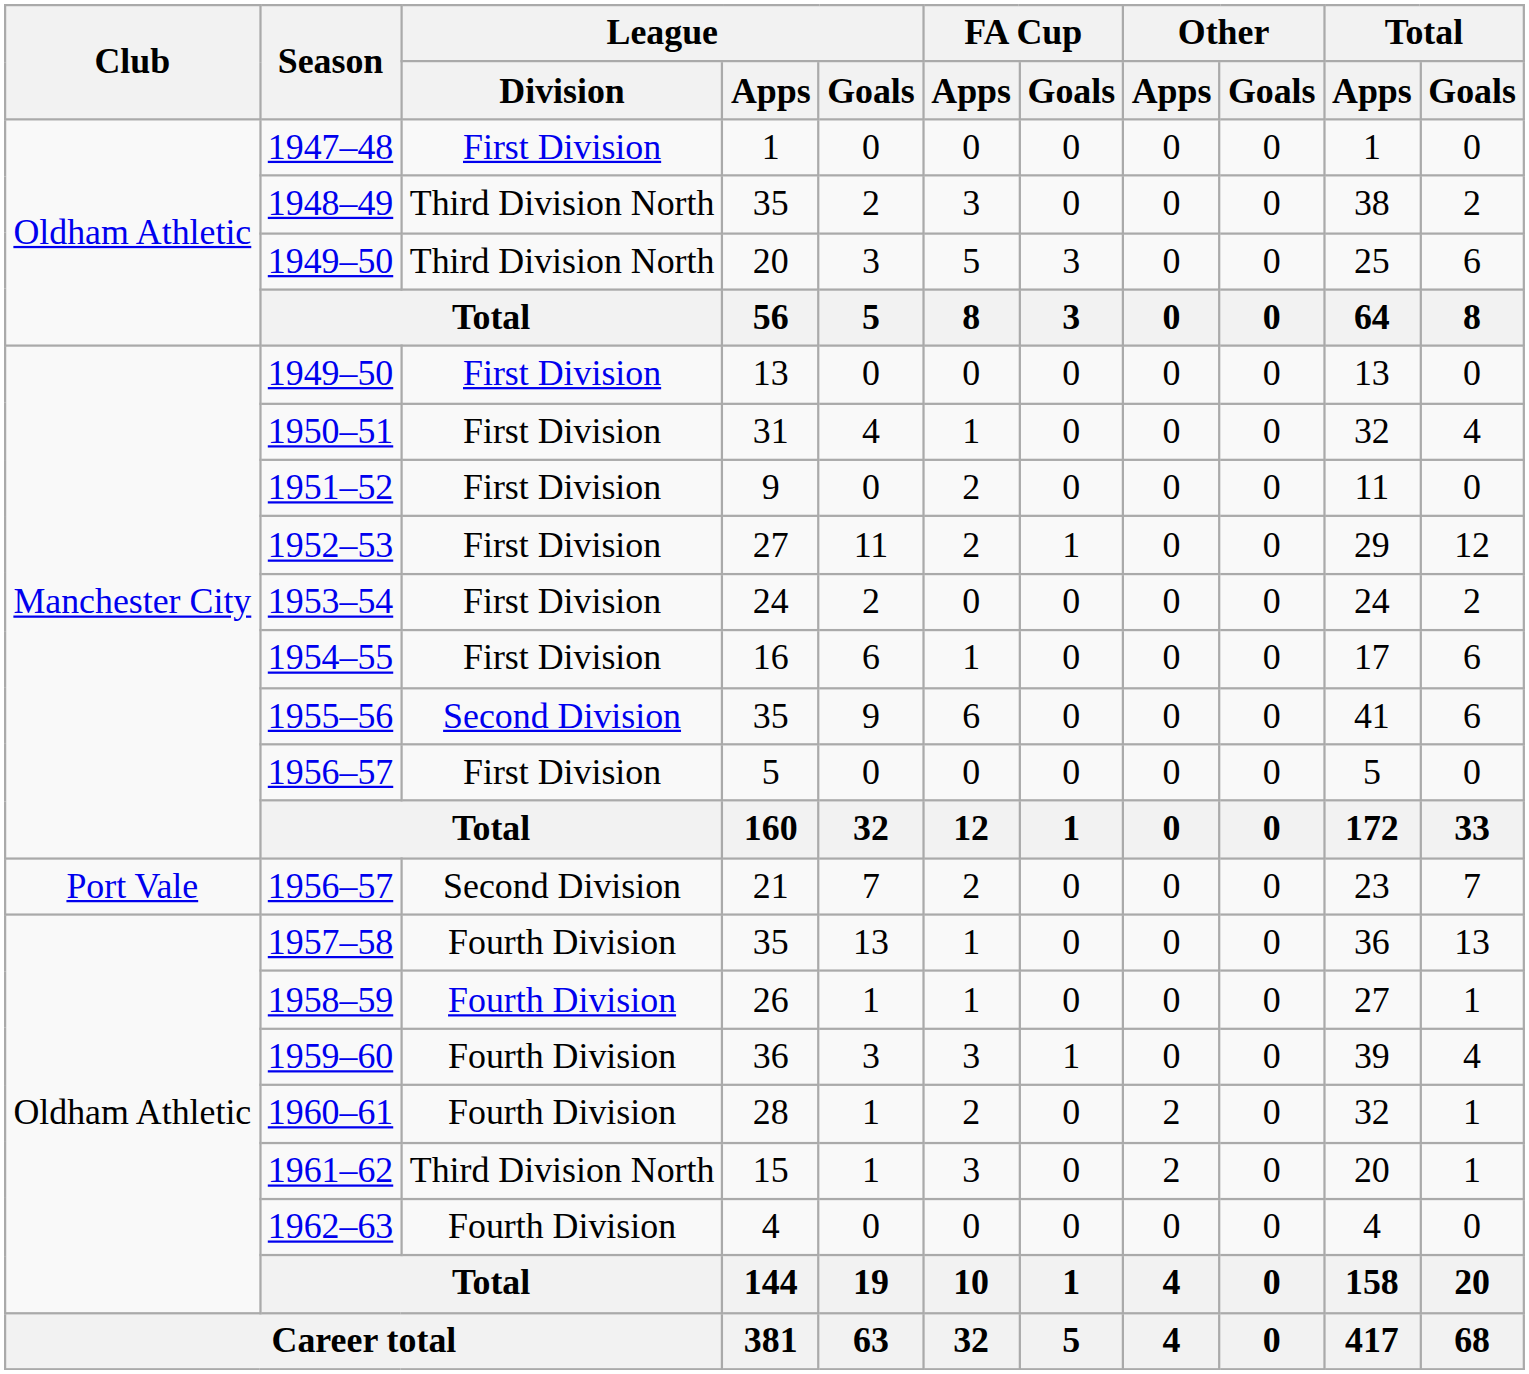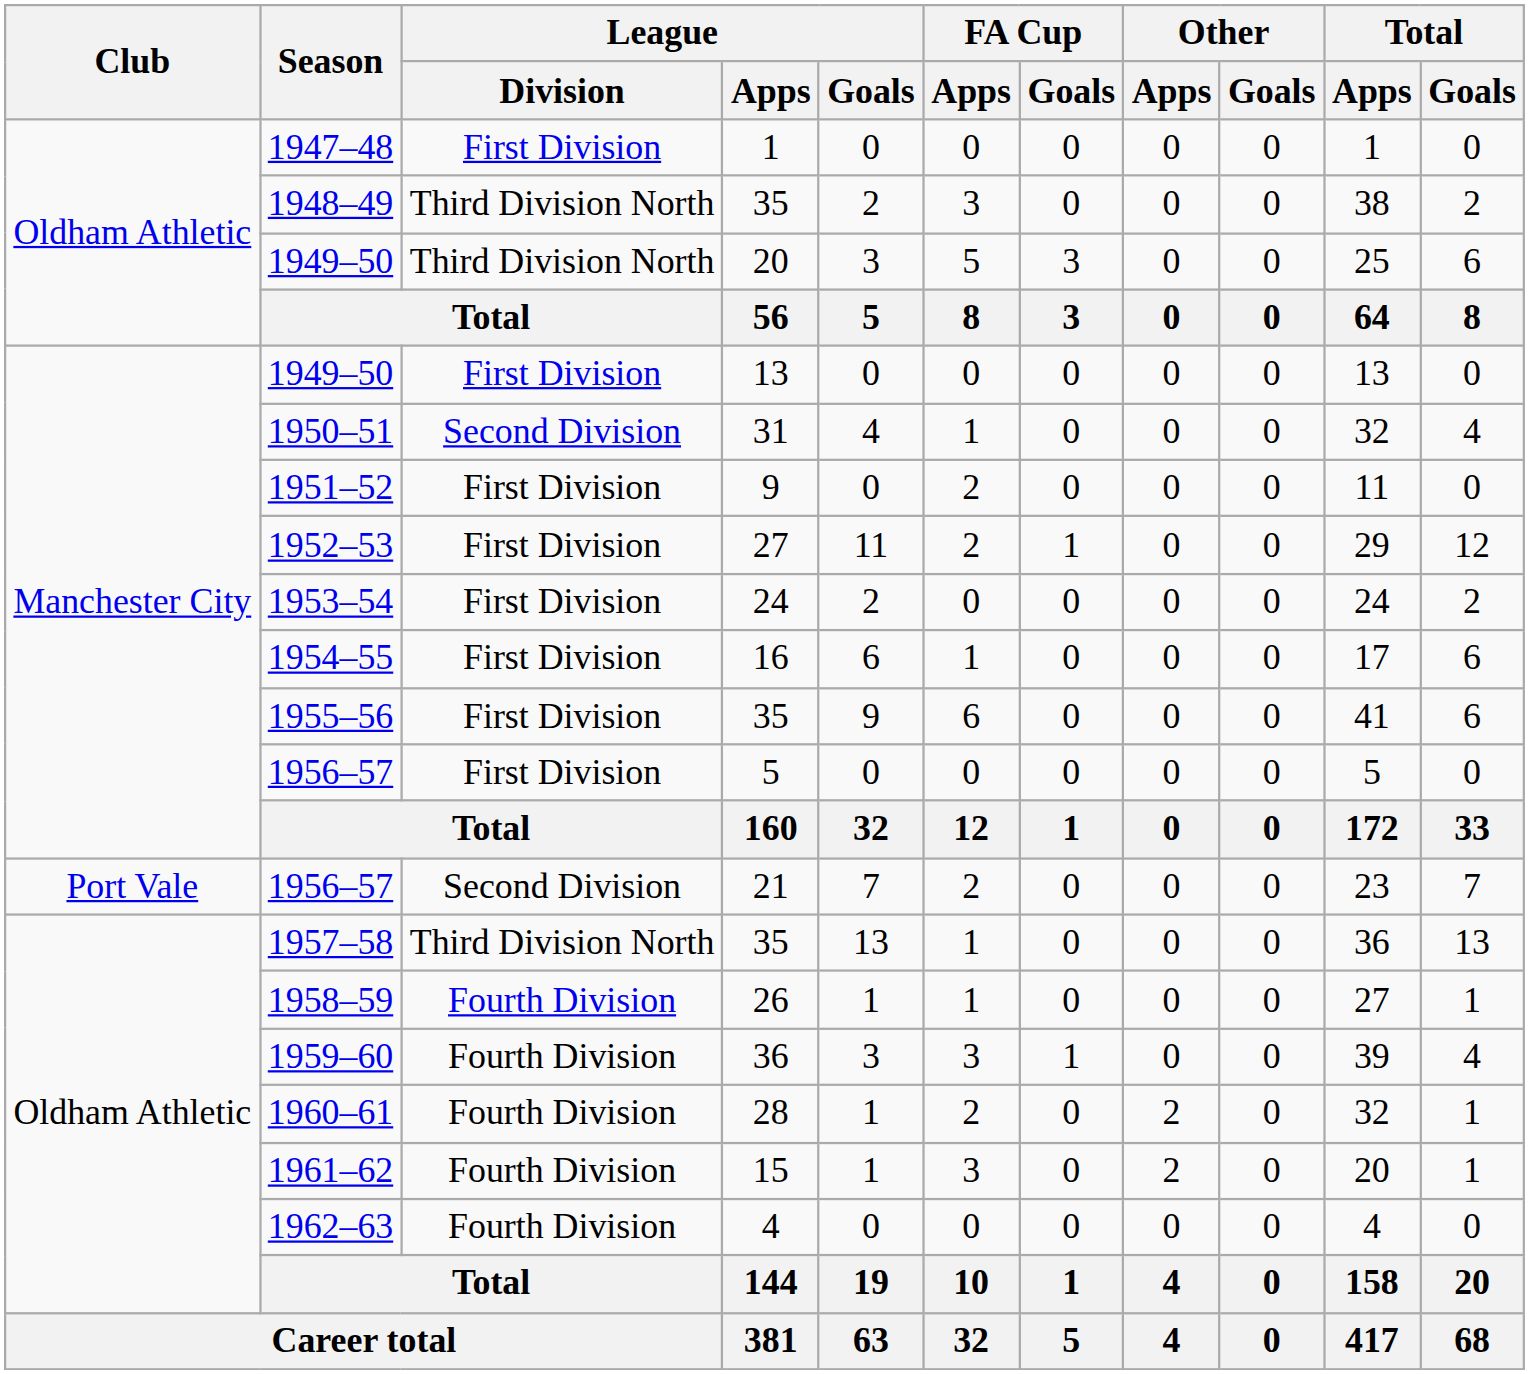(562, 430) First Division -> (562, 430) Second Division
(562, 715) Second Division -> (562, 714) First Division
(562, 942) Fourth Division -> (562, 942) Third Division North
(562, 1169) Third Division North -> (562, 1169) Fourth Division
